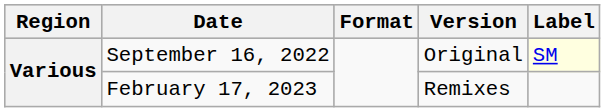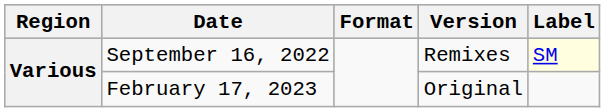(473, 55) Original -> (467, 55) Remixes
(467, 89) Remixes -> (473, 89) Original
